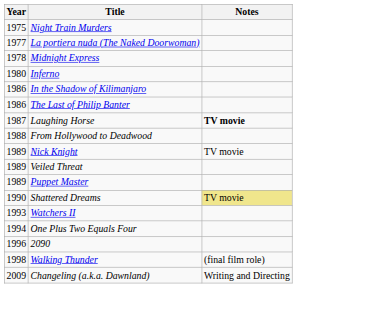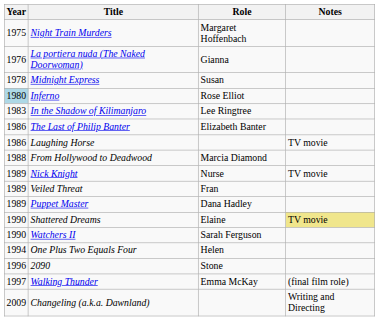+ column: (242, 12)
(16, 43) 1977 -> (16, 59) 1976
(16, 74) no background -> (16, 96) lightblue background
(16, 89) 1986 -> (16, 111) 1983
(16, 120) 1987 -> (16, 142) 1986
(224, 120) bold -> (308, 142) normal
(16, 213) 1993 -> (16, 235) 1990
(16, 259) 1998 -> (16, 281) 1997
